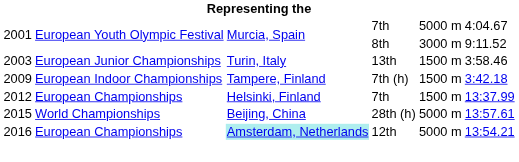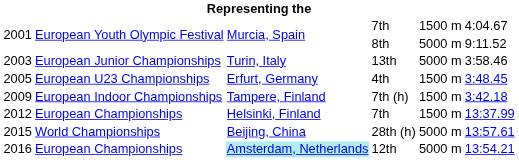(440, 26) 5000 m -> (440, 26) 1500 m
(440, 43) 3000 m -> (440, 43) 5000 m
(440, 61) 1500 m -> (440, 61) 5000 m
+ row: (18, 79)
